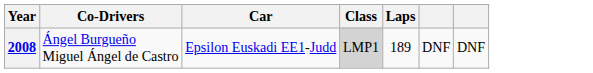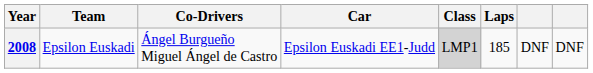+ column: (89, 16)
(401, 48) 189 -> (499, 48) 185
